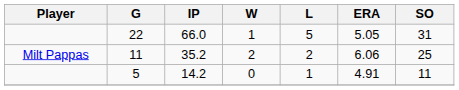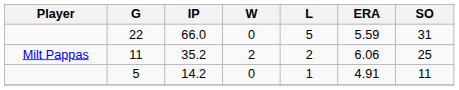(251, 34) 1 -> (251, 34) 0
(367, 34) 5.05 -> (367, 34) 5.59
